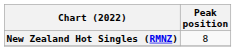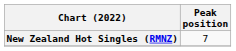(205, 39) 8 -> (205, 39) 7
